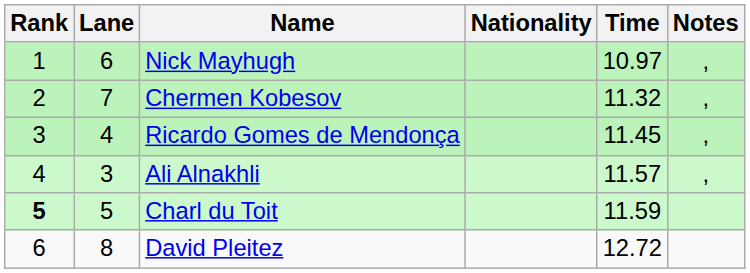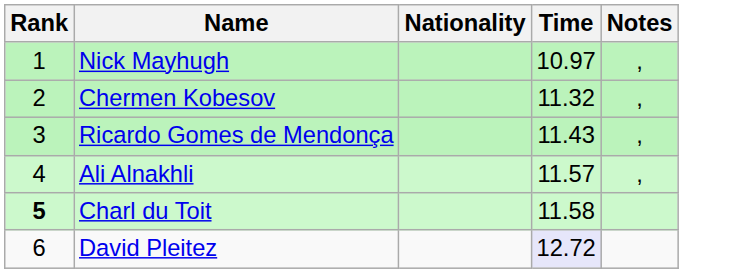- column: (107, 23)
(632, 135) 11.45 -> (566, 135) 11.43
(632, 211) 11.59 -> (566, 211) 11.58
(632, 248) no background -> (566, 248) lavender background
